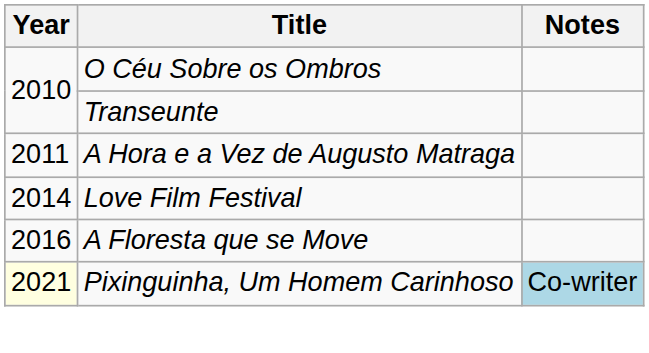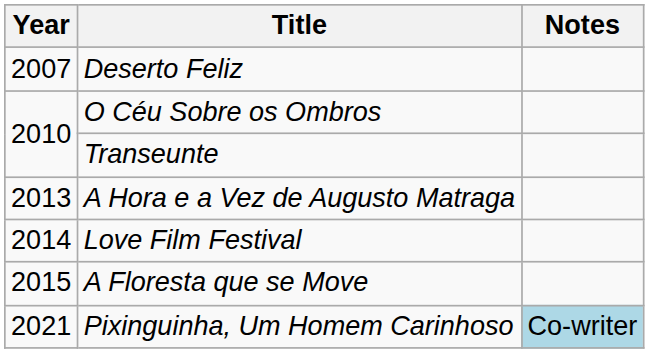+ row: (163, 68)
(40, 154) 2011 -> (41, 197) 2013
(41, 240) 2016 -> (41, 283) 2015
(41, 283) lightyellow background -> (41, 326) no background
